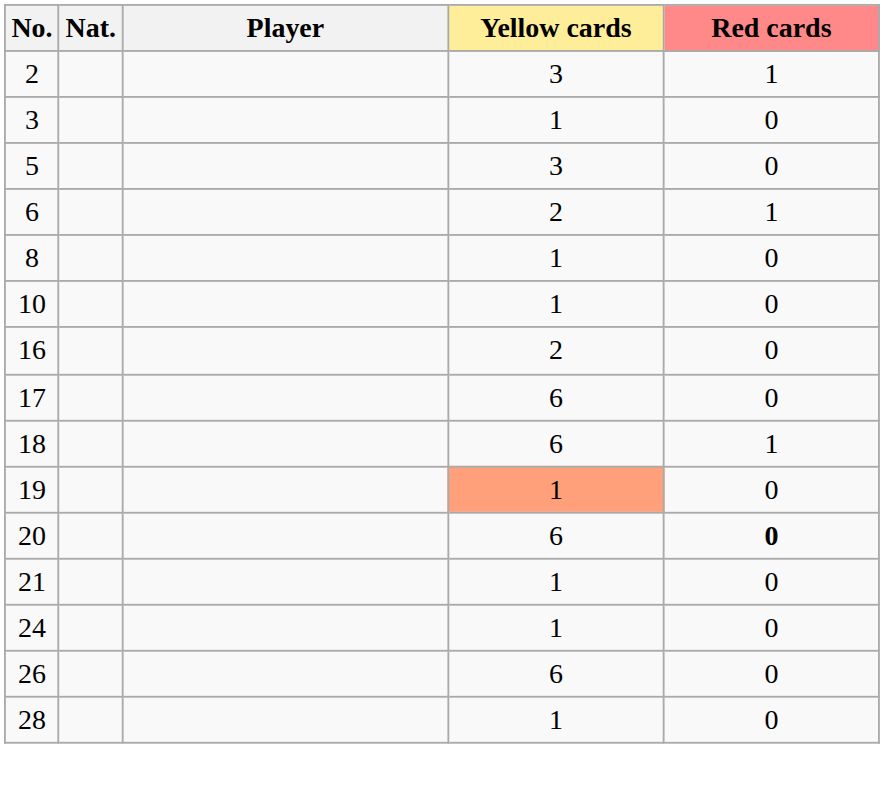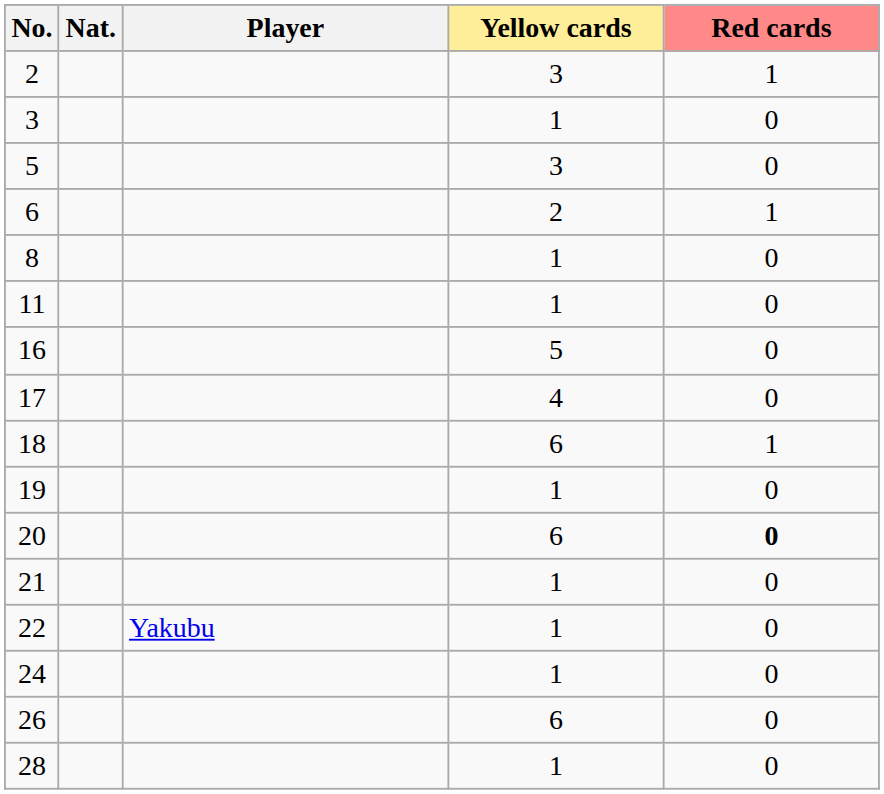- row: (32, 304)
+ row: (32, 304)
(556, 350) 2 -> (556, 350) 5
(556, 396) 6 -> (556, 396) 4
(556, 488) lightsalmon background -> (556, 488) no background
+ row: (32, 627)
